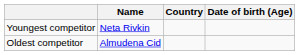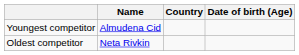(125, 27) Neta Rivkin -> (130, 27) Almudena Cid
(130, 43) Almudena Cid -> (125, 43) Neta Rivkin
